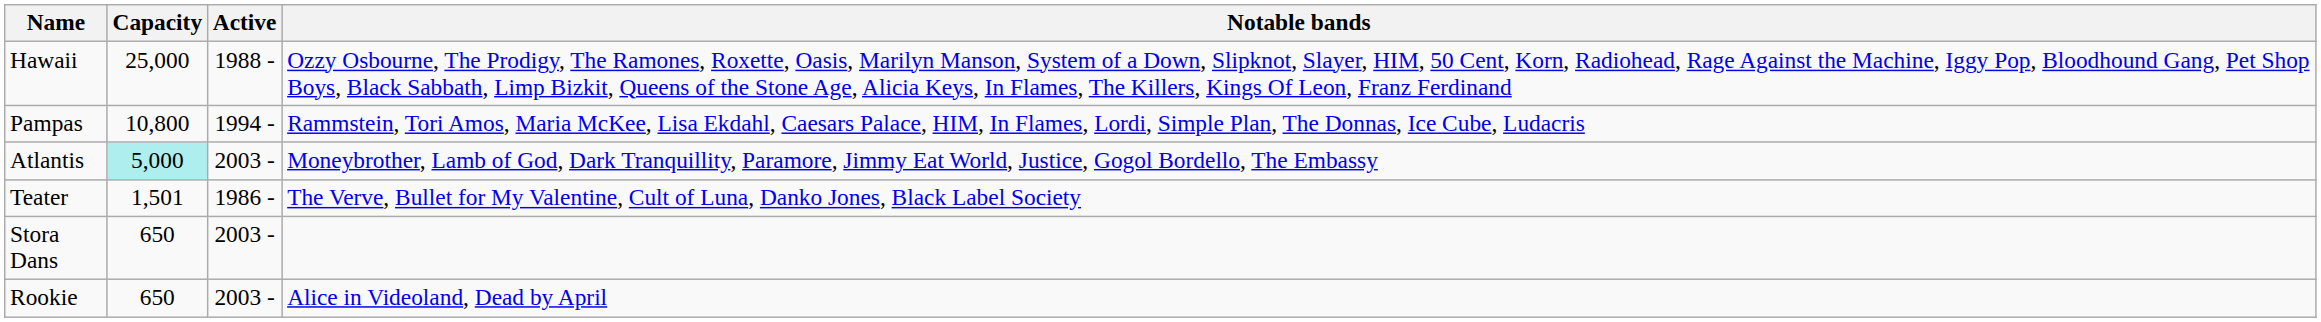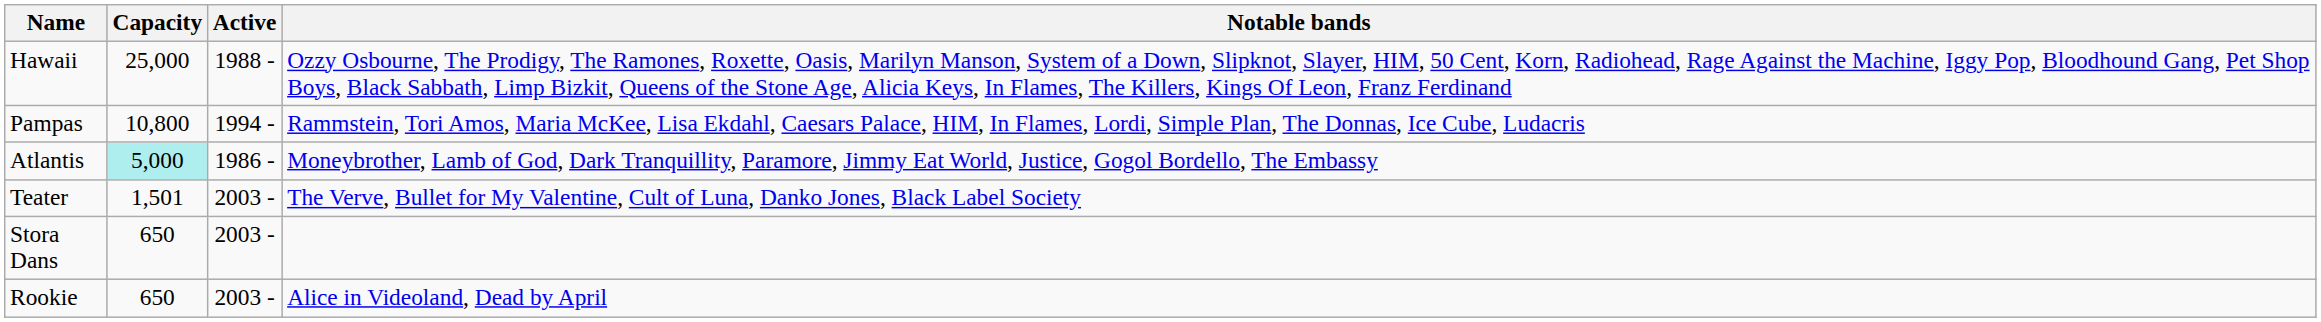(245, 160) 2003 - -> (245, 160) 1986 -
(245, 197) 1986 - -> (245, 197) 2003 -
